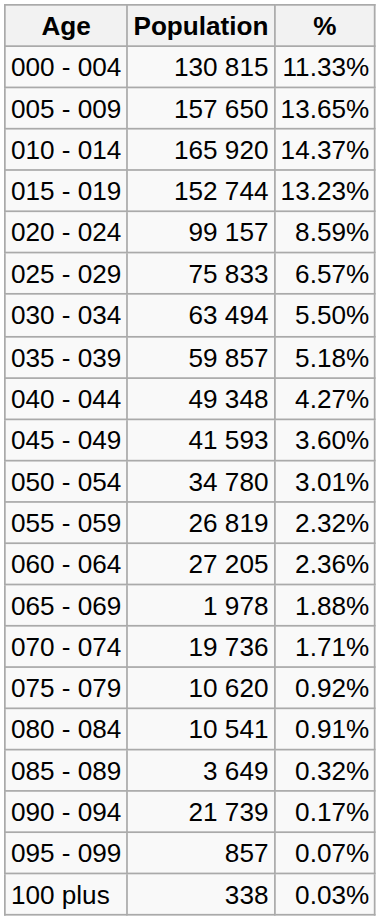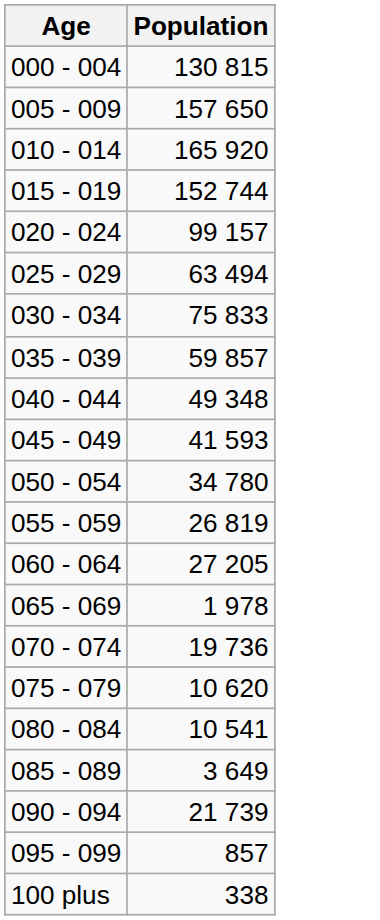- column: (325, 26)
(229, 274) 75 833 -> (229, 274) 63 494
(229, 315) 63 494 -> (229, 315) 75 833
